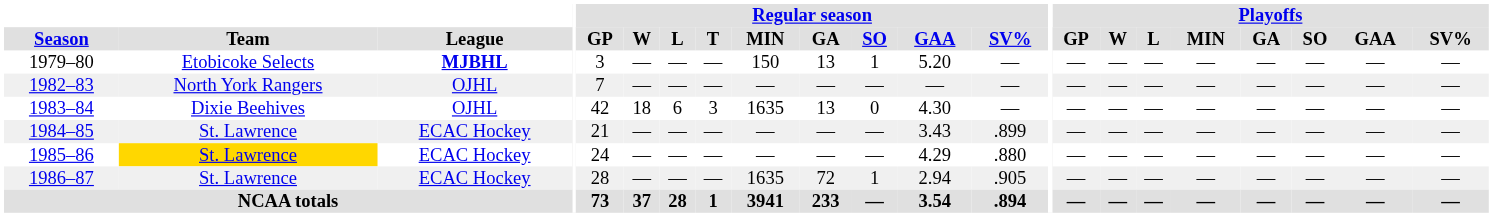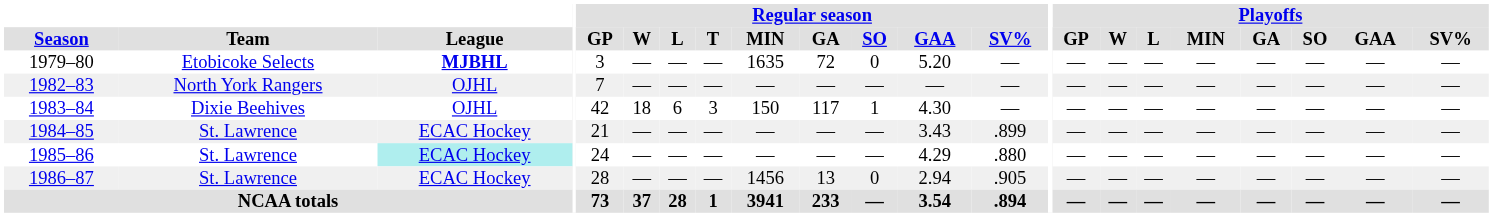(765, 61) 150 -> (765, 61) 1635
(826, 61) 13 -> (826, 61) 72
(875, 61) 1 -> (875, 61) 0
(765, 108) 1635 -> (765, 108) 150
(826, 108) 13 -> (826, 108) 117
(875, 108) 0 -> (875, 108) 1
(248, 154) gold background -> (248, 154) no background
(475, 154) no background -> (475, 154) paleturquoise background
(765, 177) 1635 -> (765, 177) 1456
(826, 177) 72 -> (826, 177) 13
(875, 177) 1 -> (875, 177) 0
